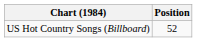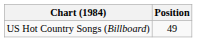(172, 28) 52 -> (172, 28) 49
